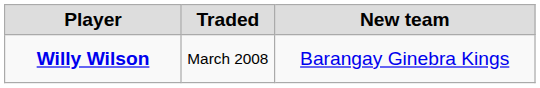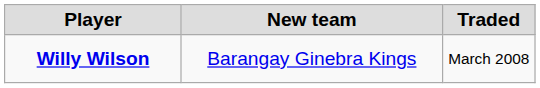columns swapped: (228, 19) <-> (405, 19)
